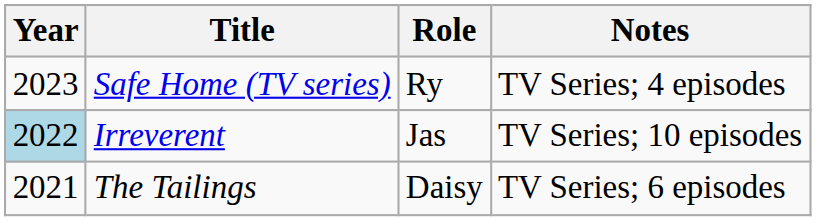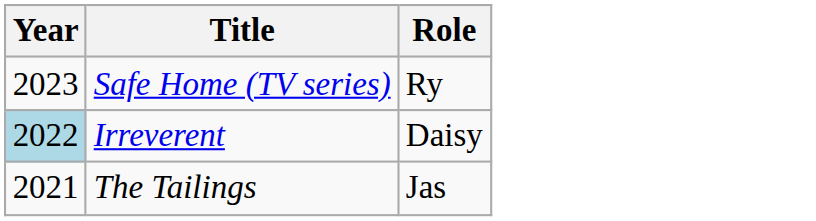- column: (650, 30)
(426, 135) Jas -> (444, 135) Daisy
(444, 187) Daisy -> (426, 187) Jas
